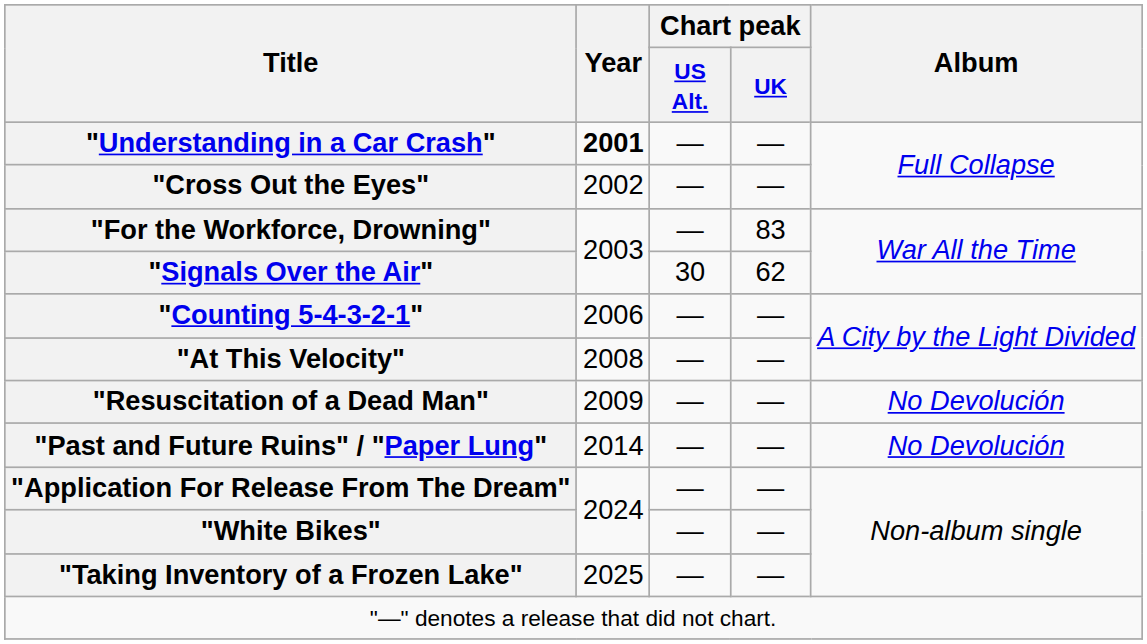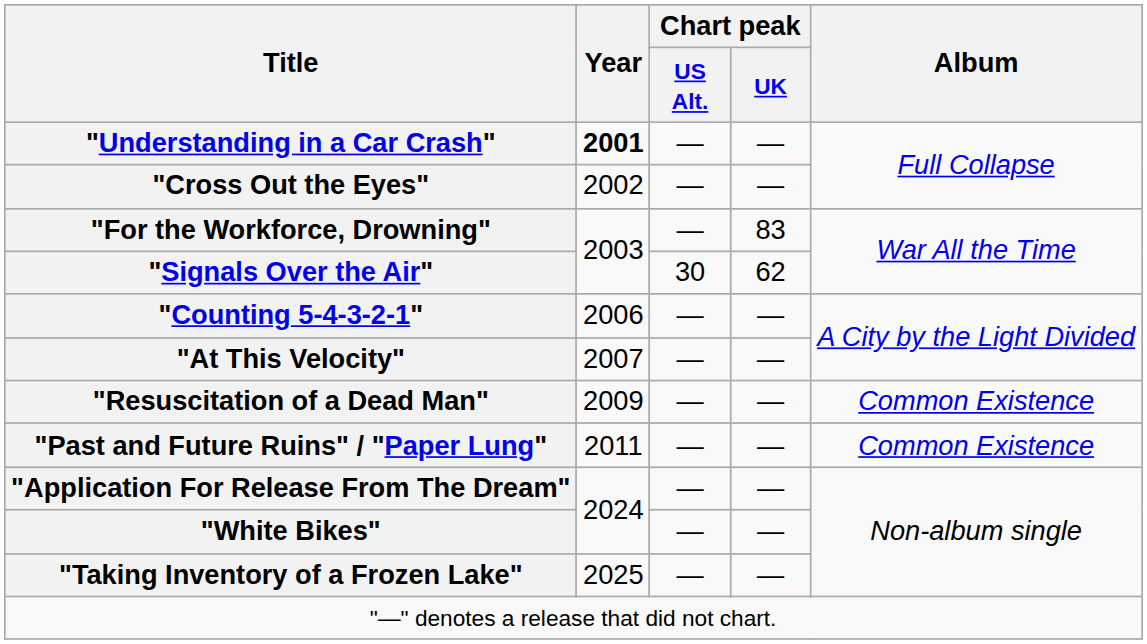(613, 358) 2008 -> (613, 358) 2007
(976, 401) No Devolución -> (976, 401) Common Existence
(613, 444) 2014 -> (613, 444) 2011
(976, 444) No Devolución -> (976, 444) Common Existence
